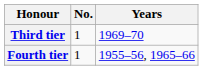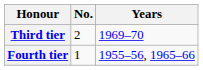(77, 34) 1 -> (77, 34) 2
